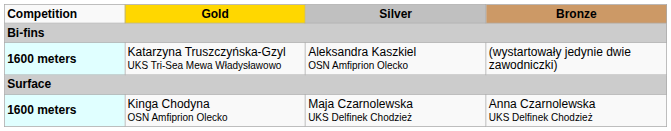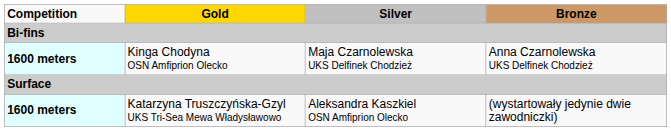rows swapped: (178, 110) <-> (207, 58)
